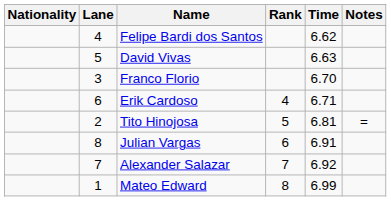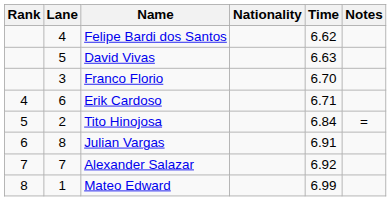columns swapped: (285, 15) <-> (42, 15)
(323, 121) 6.81 -> (323, 121) 6.84
